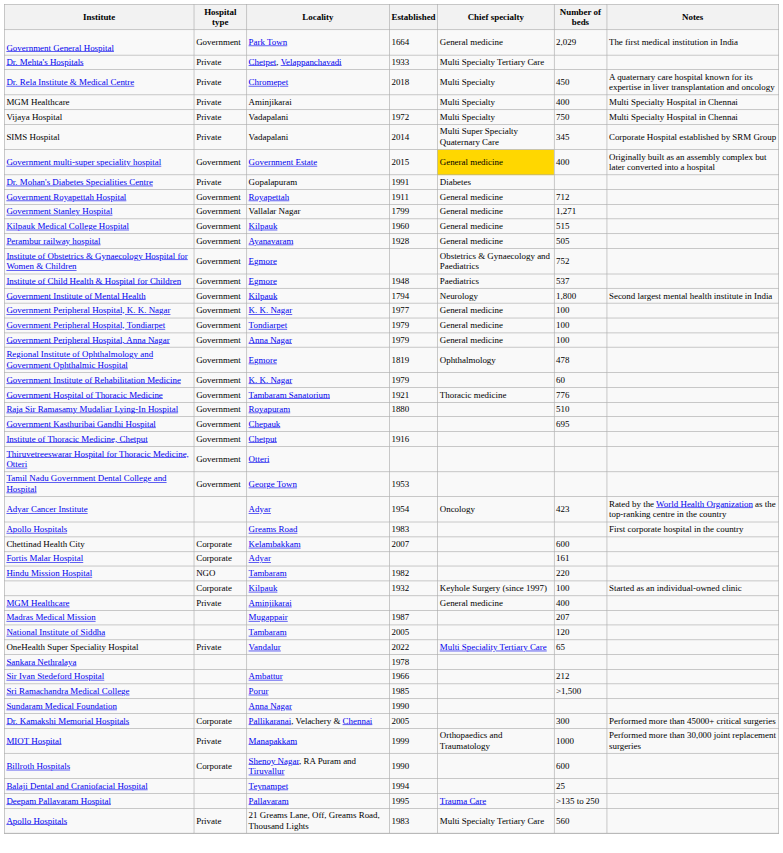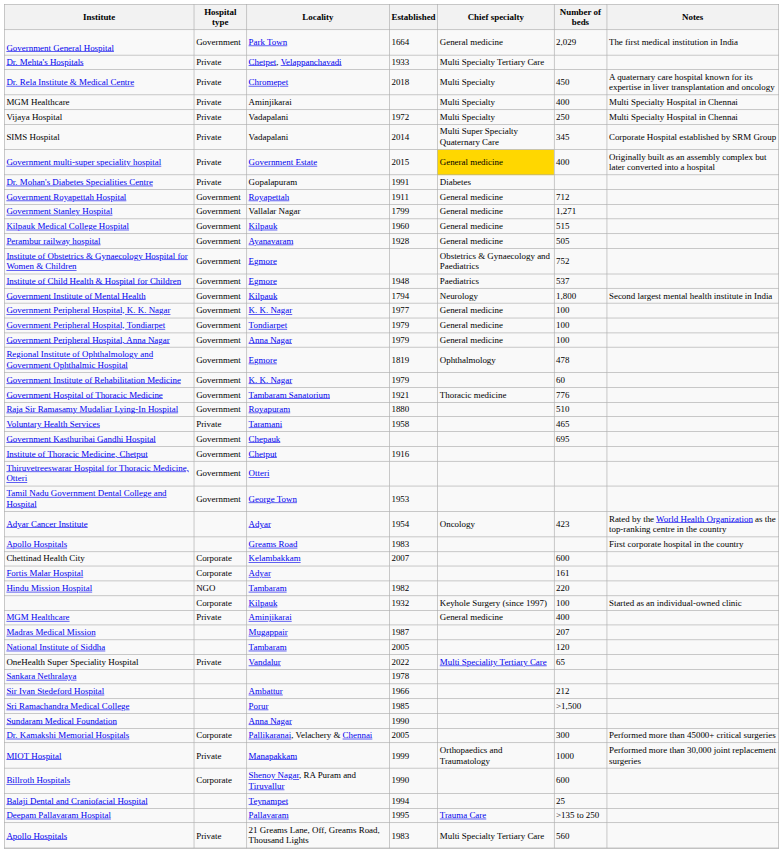(563, 117) 750 -> (563, 117) 250
(218, 162) Government -> (209, 162) Private
+ row: (53, 424)
